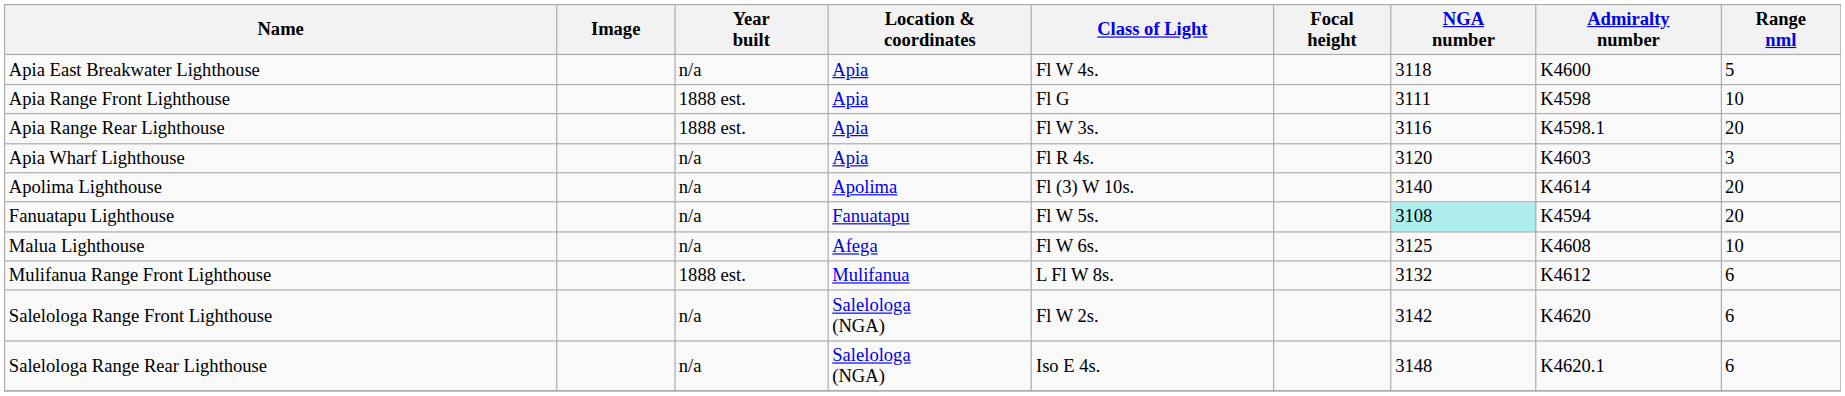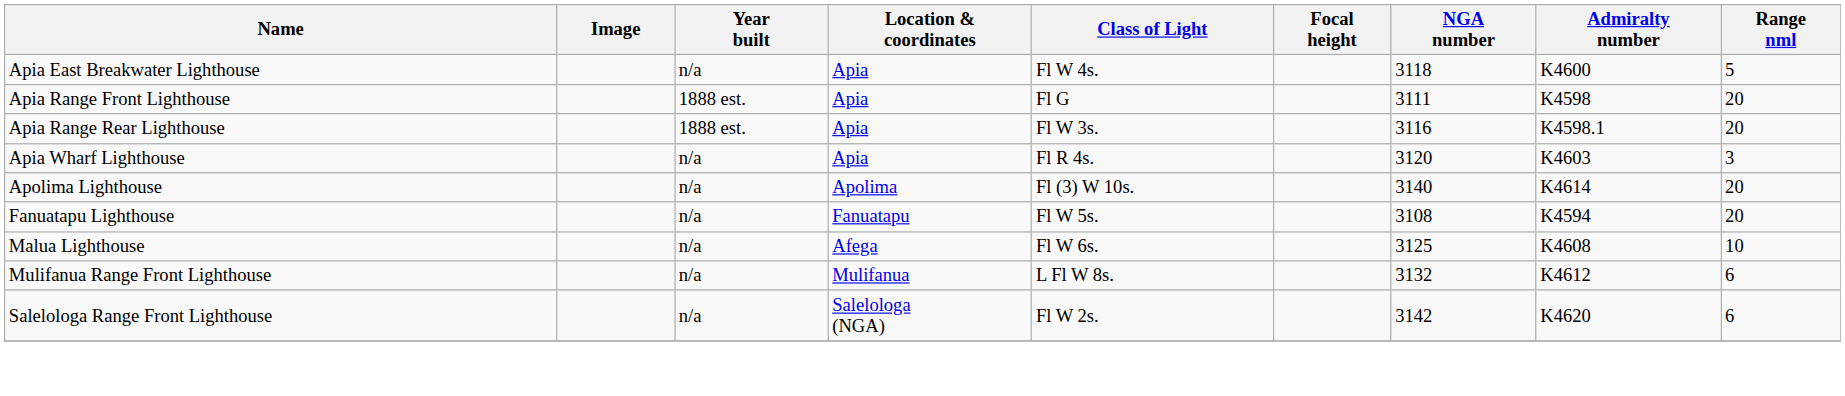(1734, 98) 10 -> (1734, 98) 20
(1414, 216) paleturquoise background -> (1414, 216) no background
(712, 275) 1888 est. -> (690, 275) n/a
- row: (138, 365)
